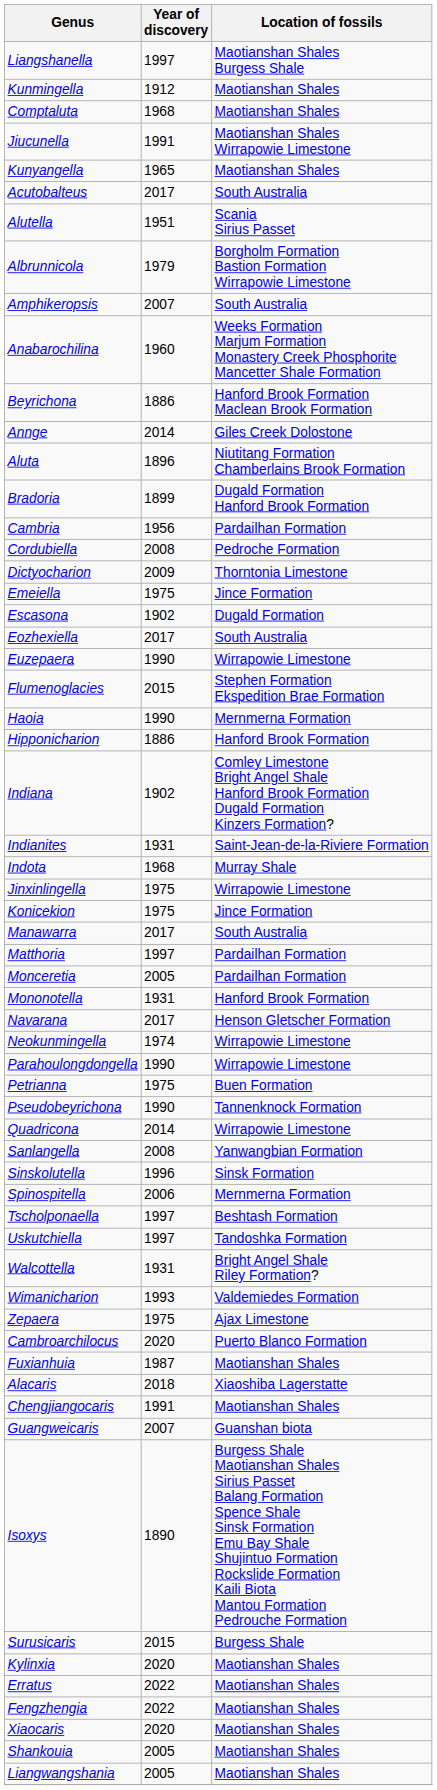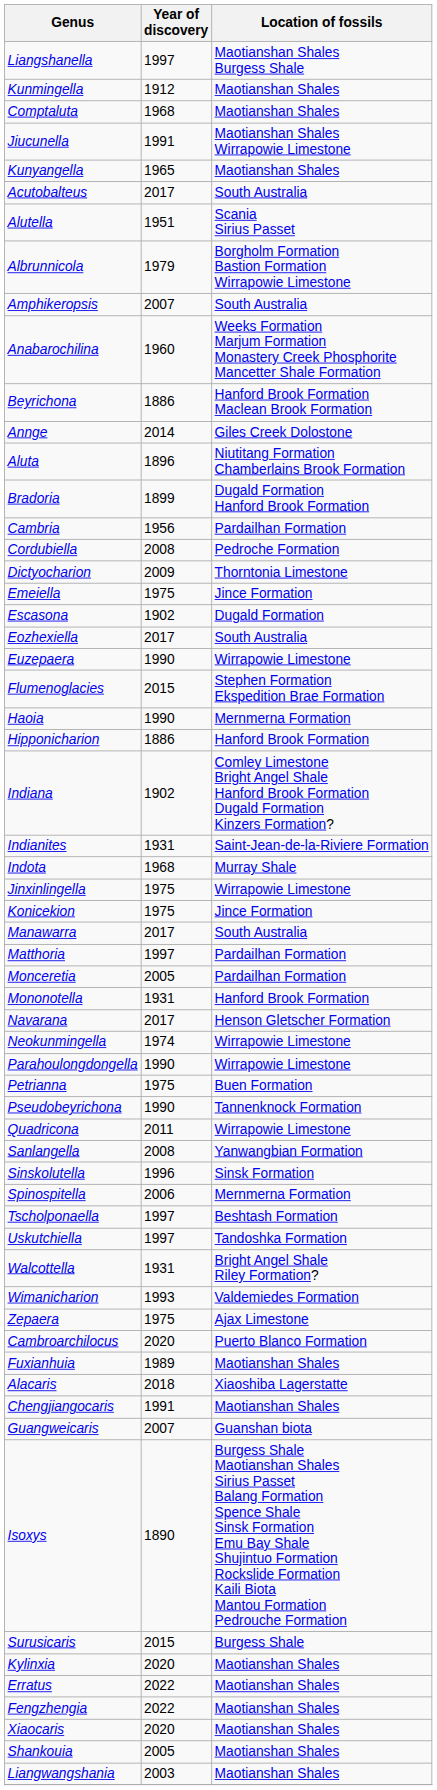(159, 1129) 2014 -> (159, 1129) 2011
(159, 1363) 1987 -> (159, 1363) 1989
(159, 1773) 2005 -> (159, 1773) 2003
